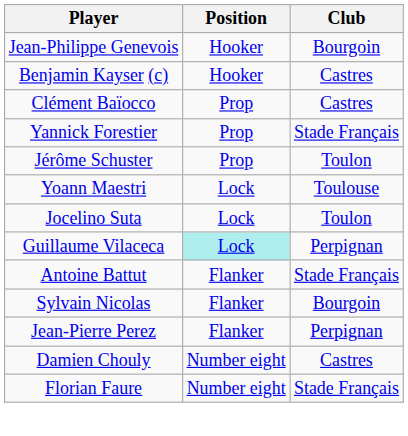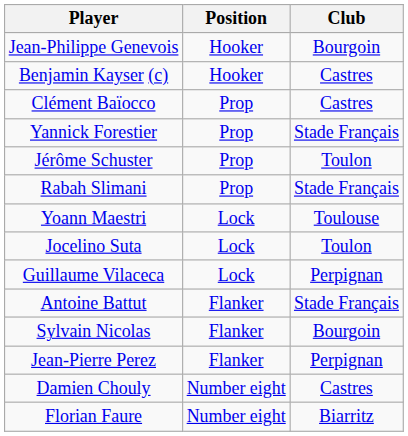+ row: (94, 189)
(236, 246) paleturquoise background -> (236, 274) no background
(346, 388) Stade Français -> (346, 416) Biarritz
